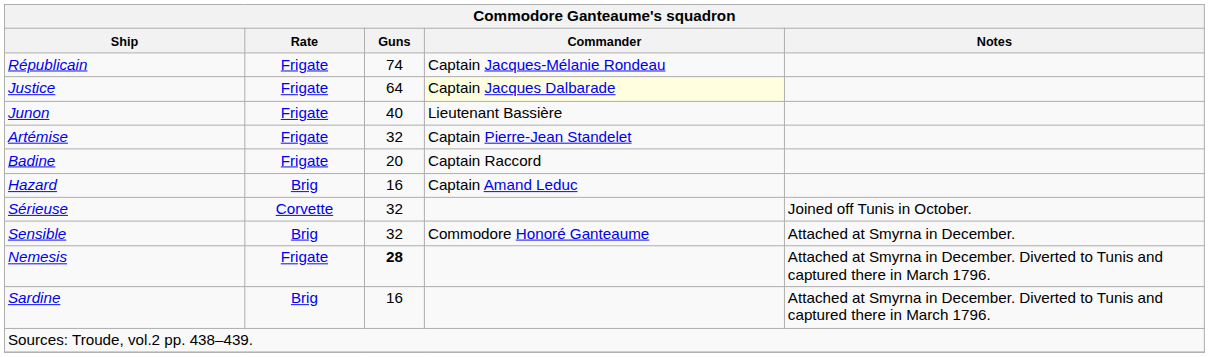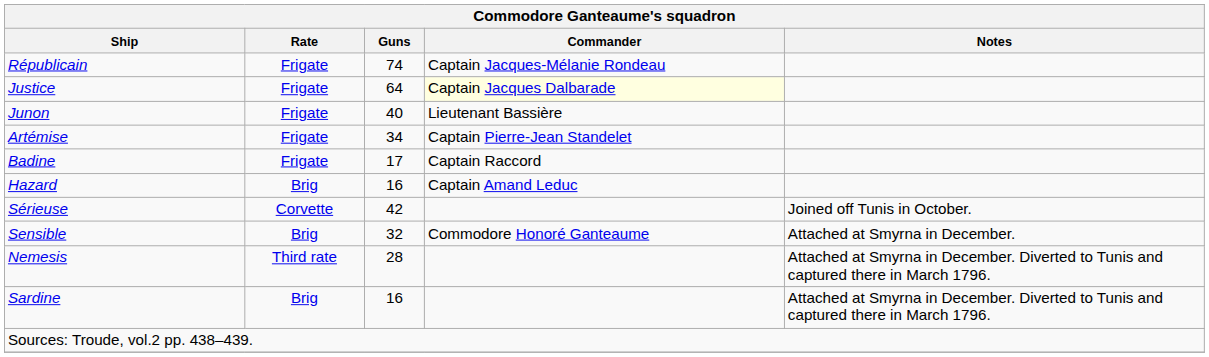(394, 137) 32 -> (394, 137) 34
(394, 161) 20 -> (394, 161) 17
(394, 209) 32 -> (394, 209) 42
(304, 257) Frigate -> (304, 257) Third rate
(394, 257) bold -> (394, 257) normal
